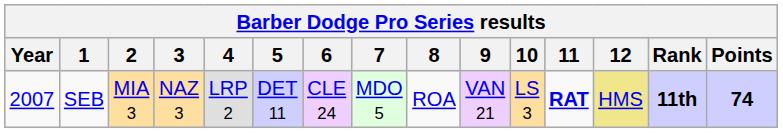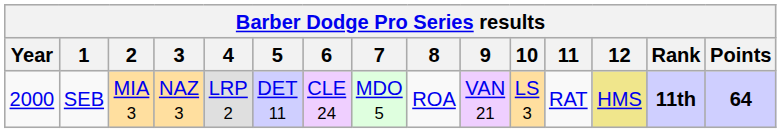(32, 99) 2007 -> (32, 99) 2000
(569, 99) bold -> (568, 99) normal
(742, 99) 74 -> (741, 99) 64
